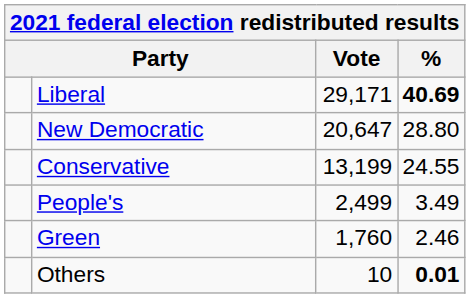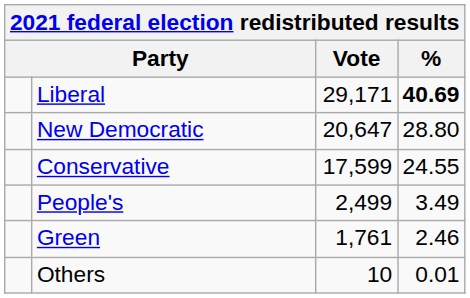(357, 166) 13,199 -> (357, 166) 17,599
(364, 238) 1,760 -> (364, 238) 1,761
(437, 274) bold -> (437, 274) normal
